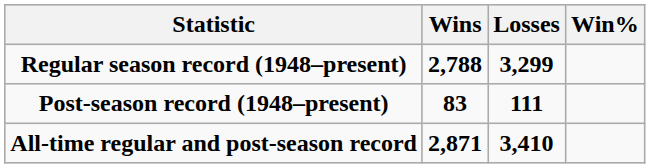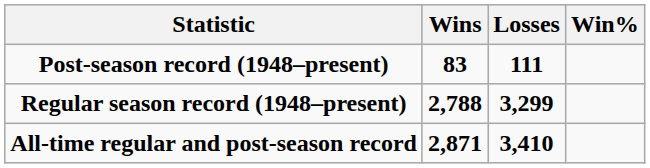rows swapped: (214, 64) <-> (214, 103)
